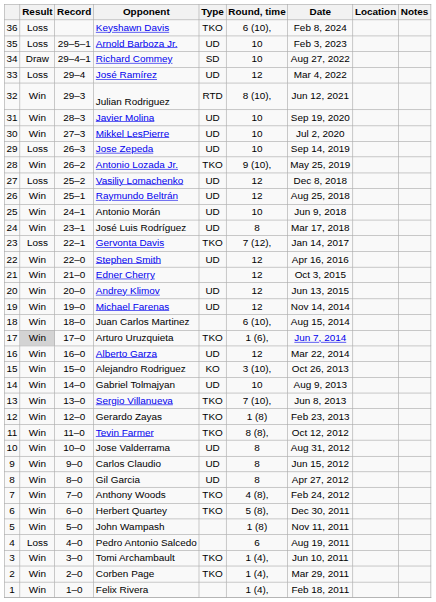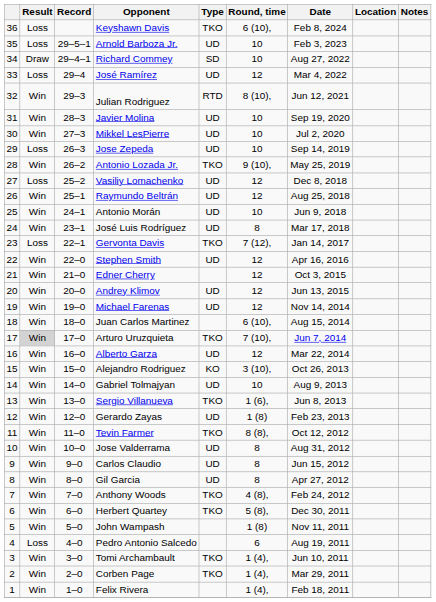(257, 338) 1 (6), -> (257, 338) 7 (10),
(257, 401) 7 (10), -> (257, 401) 1 (6),
(213, 416) TKO -> (213, 416) UD
